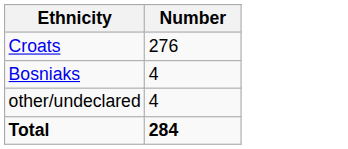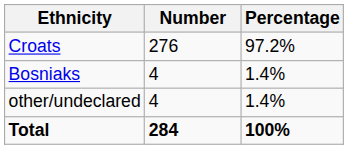+ column: (292, 18)
